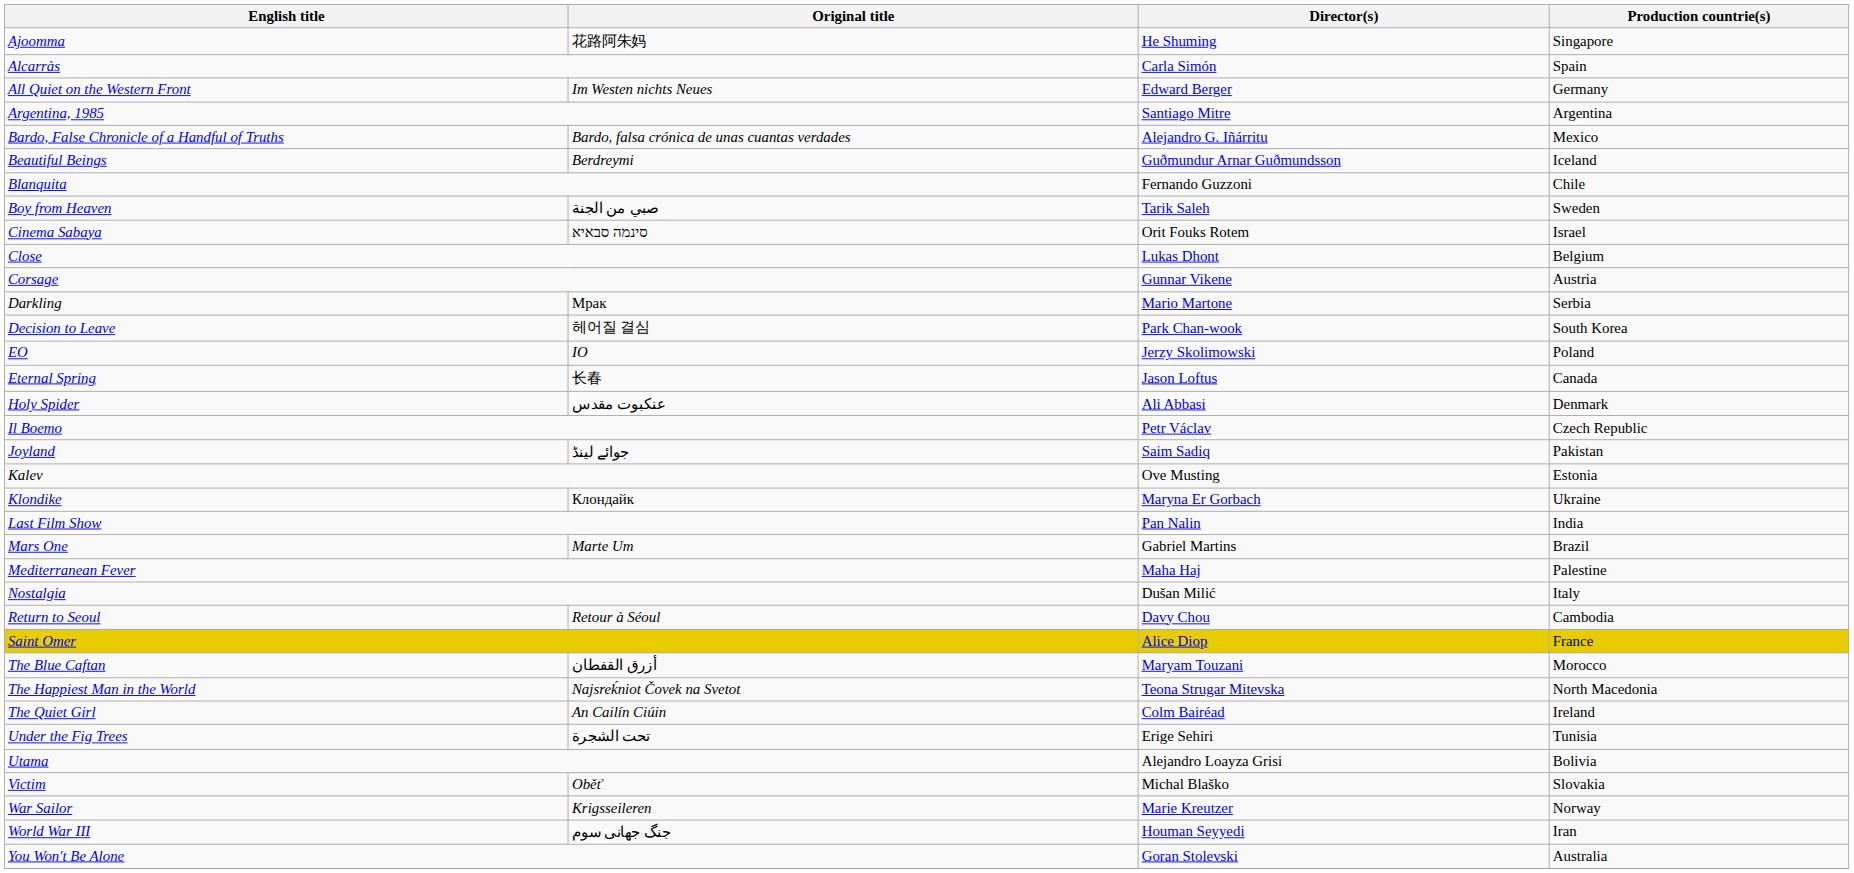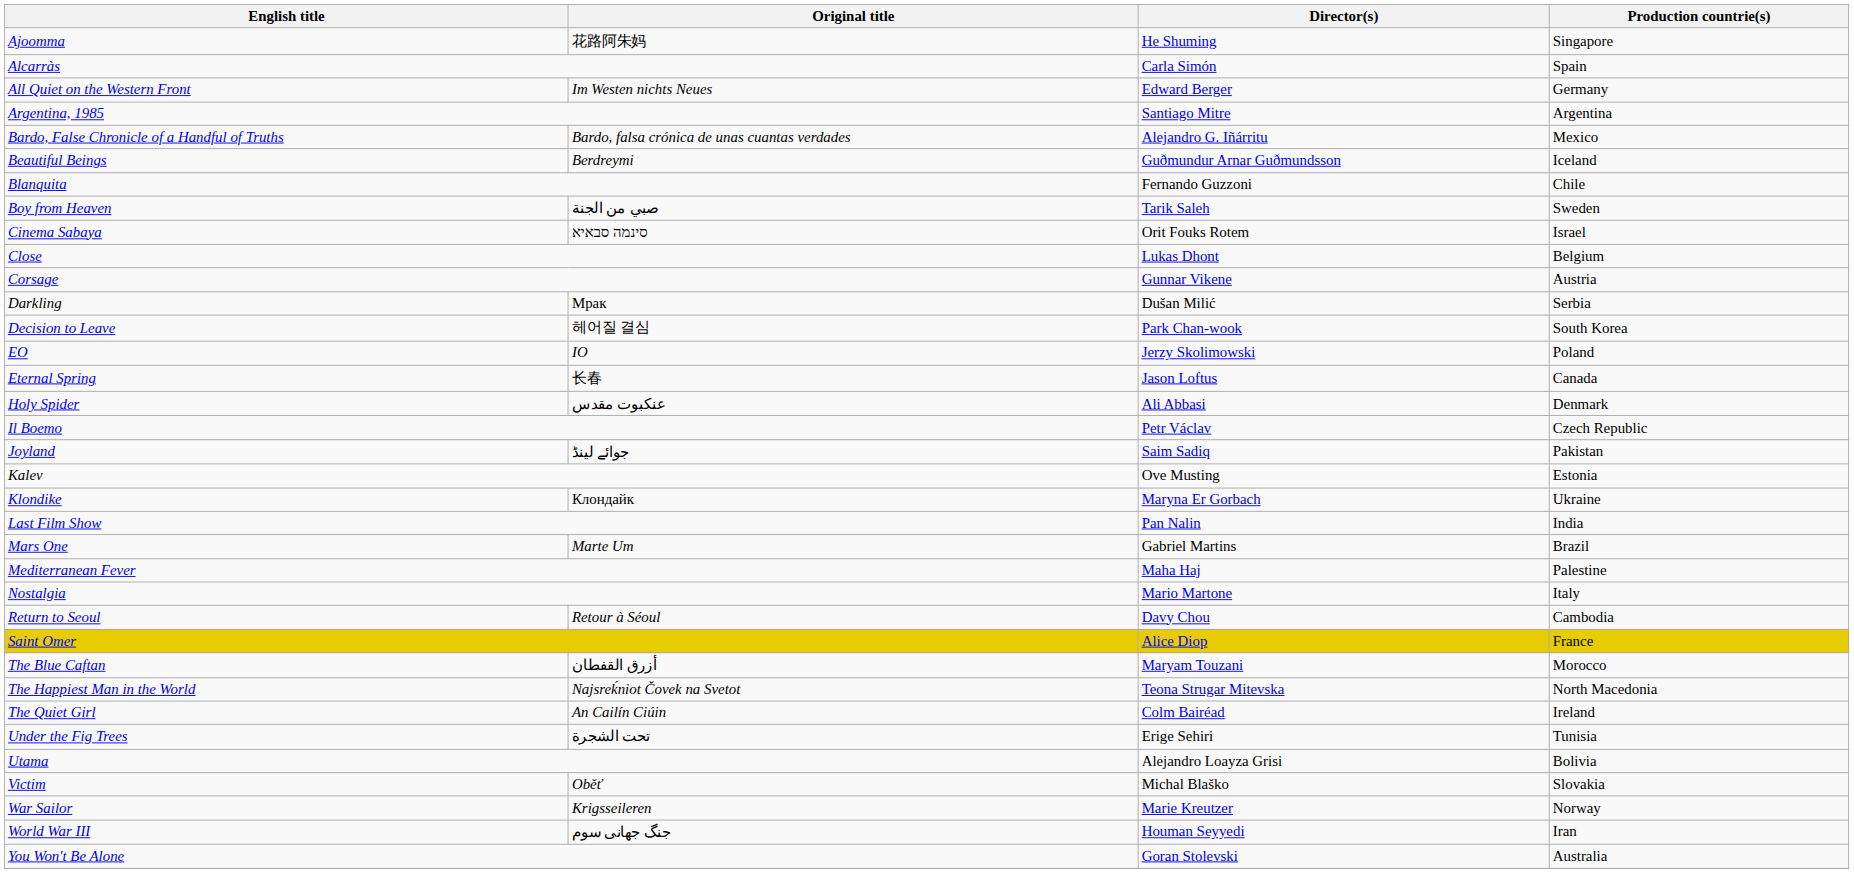(1187, 303) Mario Martone -> (1179, 303) Dušan Milić
(1179, 593) Dušan Milić -> (1187, 593) Mario Martone
